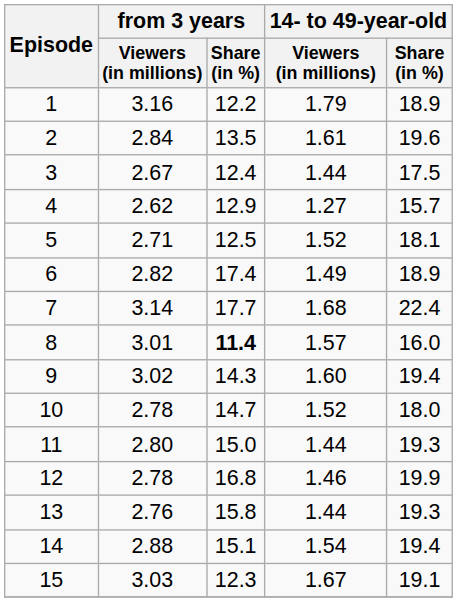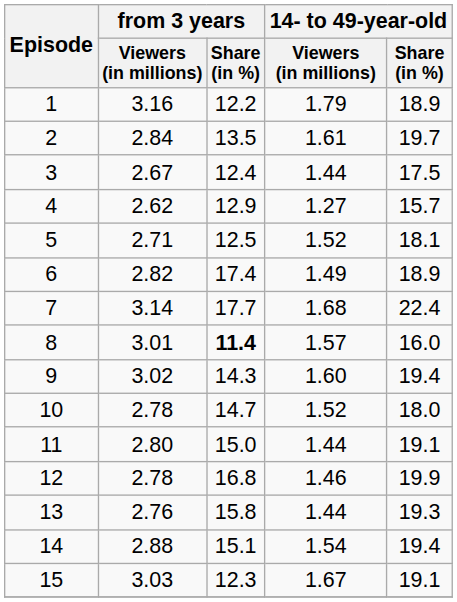(419, 138) 19.6 -> (419, 138) 19.7
(419, 444) 19.3 -> (419, 444) 19.1
